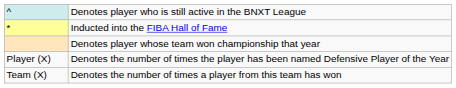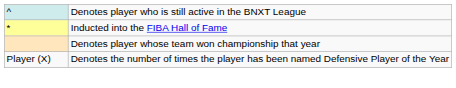- row: (27, 75)
